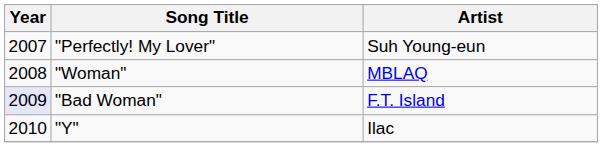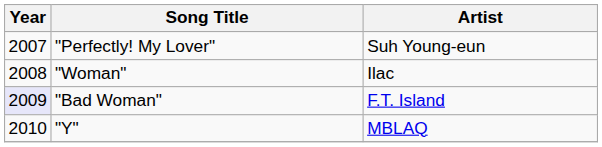(397, 73) MBLAQ -> (381, 73) Ilac
(381, 127) Ilac -> (397, 127) MBLAQ
